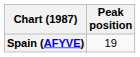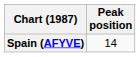(111, 43) 19 -> (111, 43) 14
